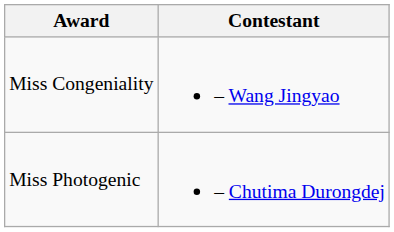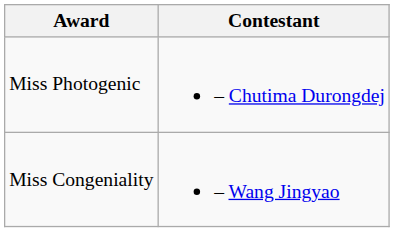rows swapped: (81, 84) <-> (75, 179)
